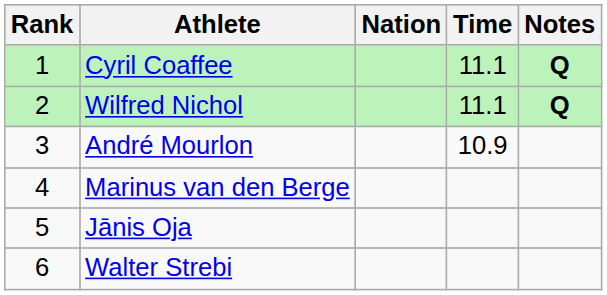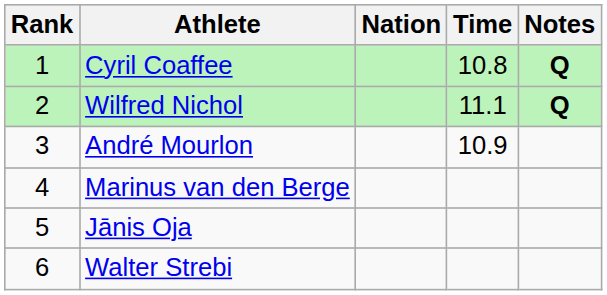(483, 65) 11.1 -> (483, 65) 10.8
